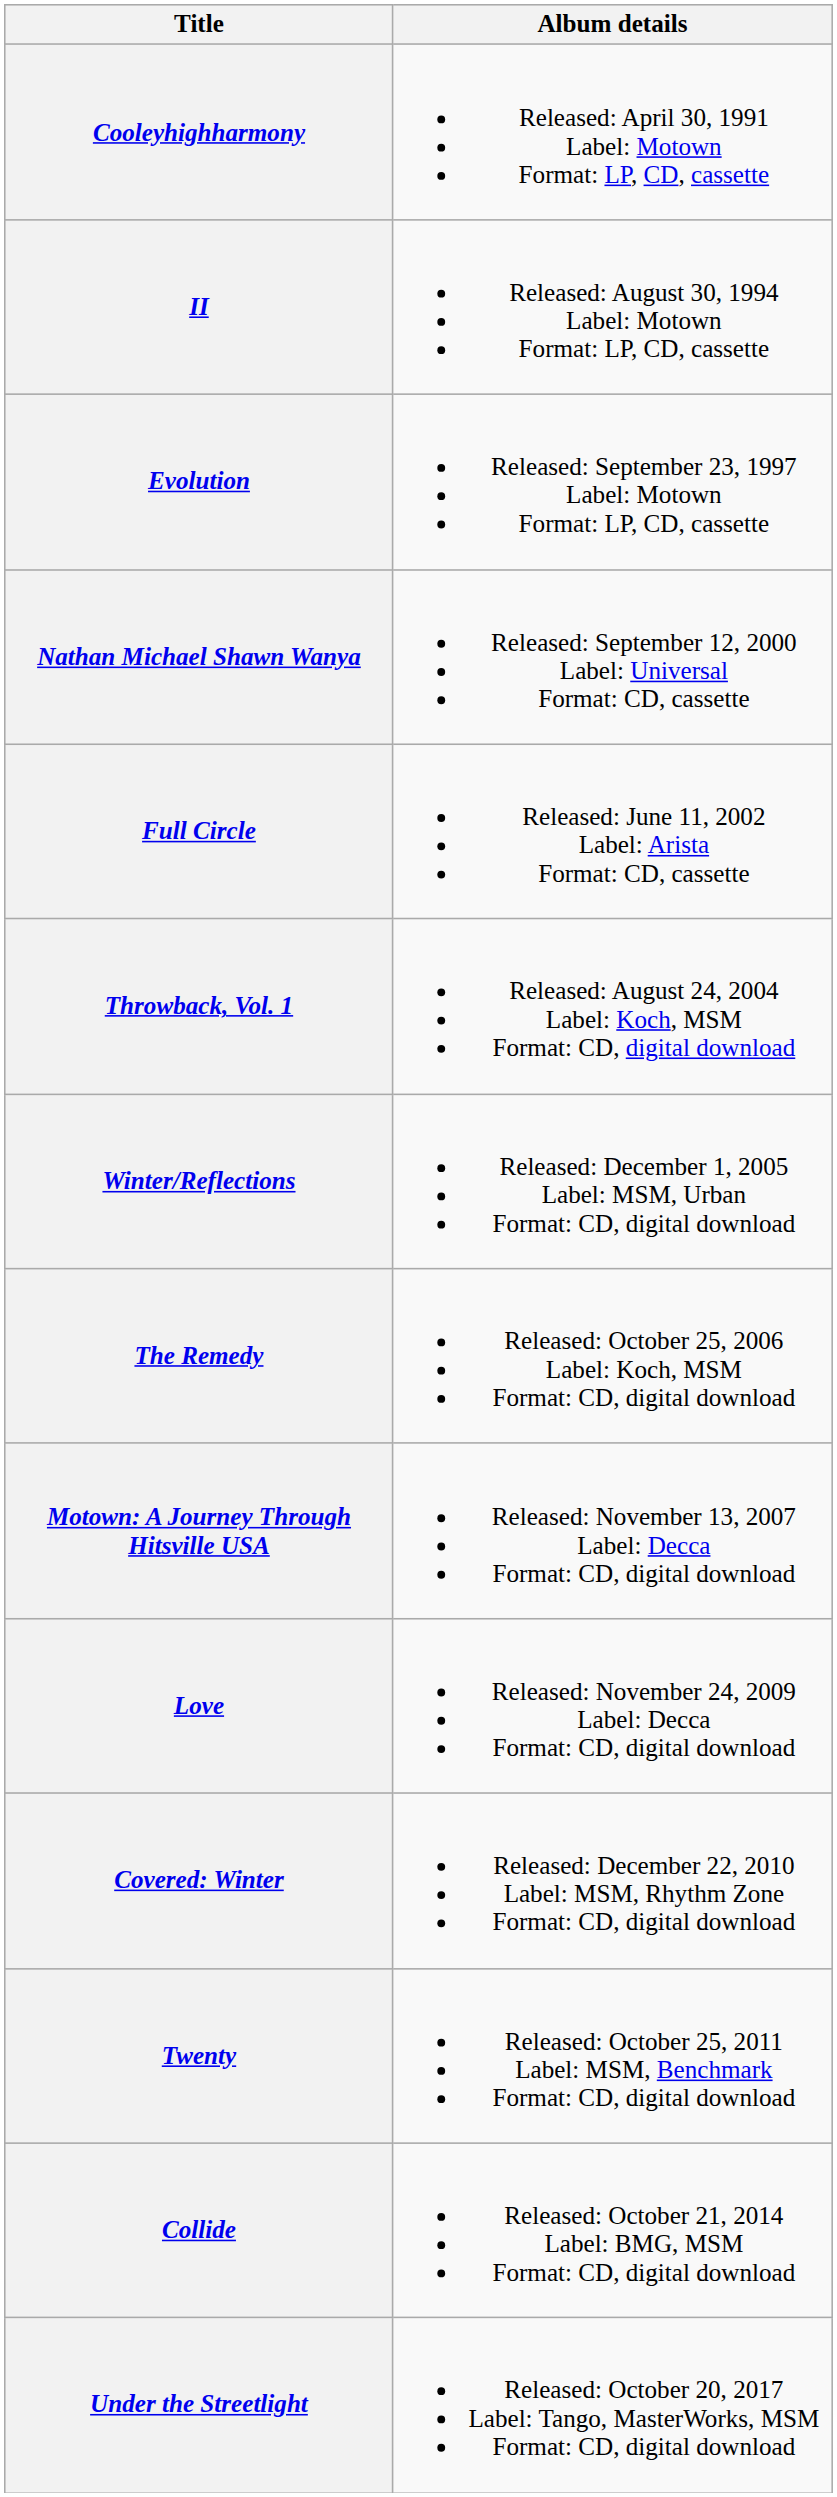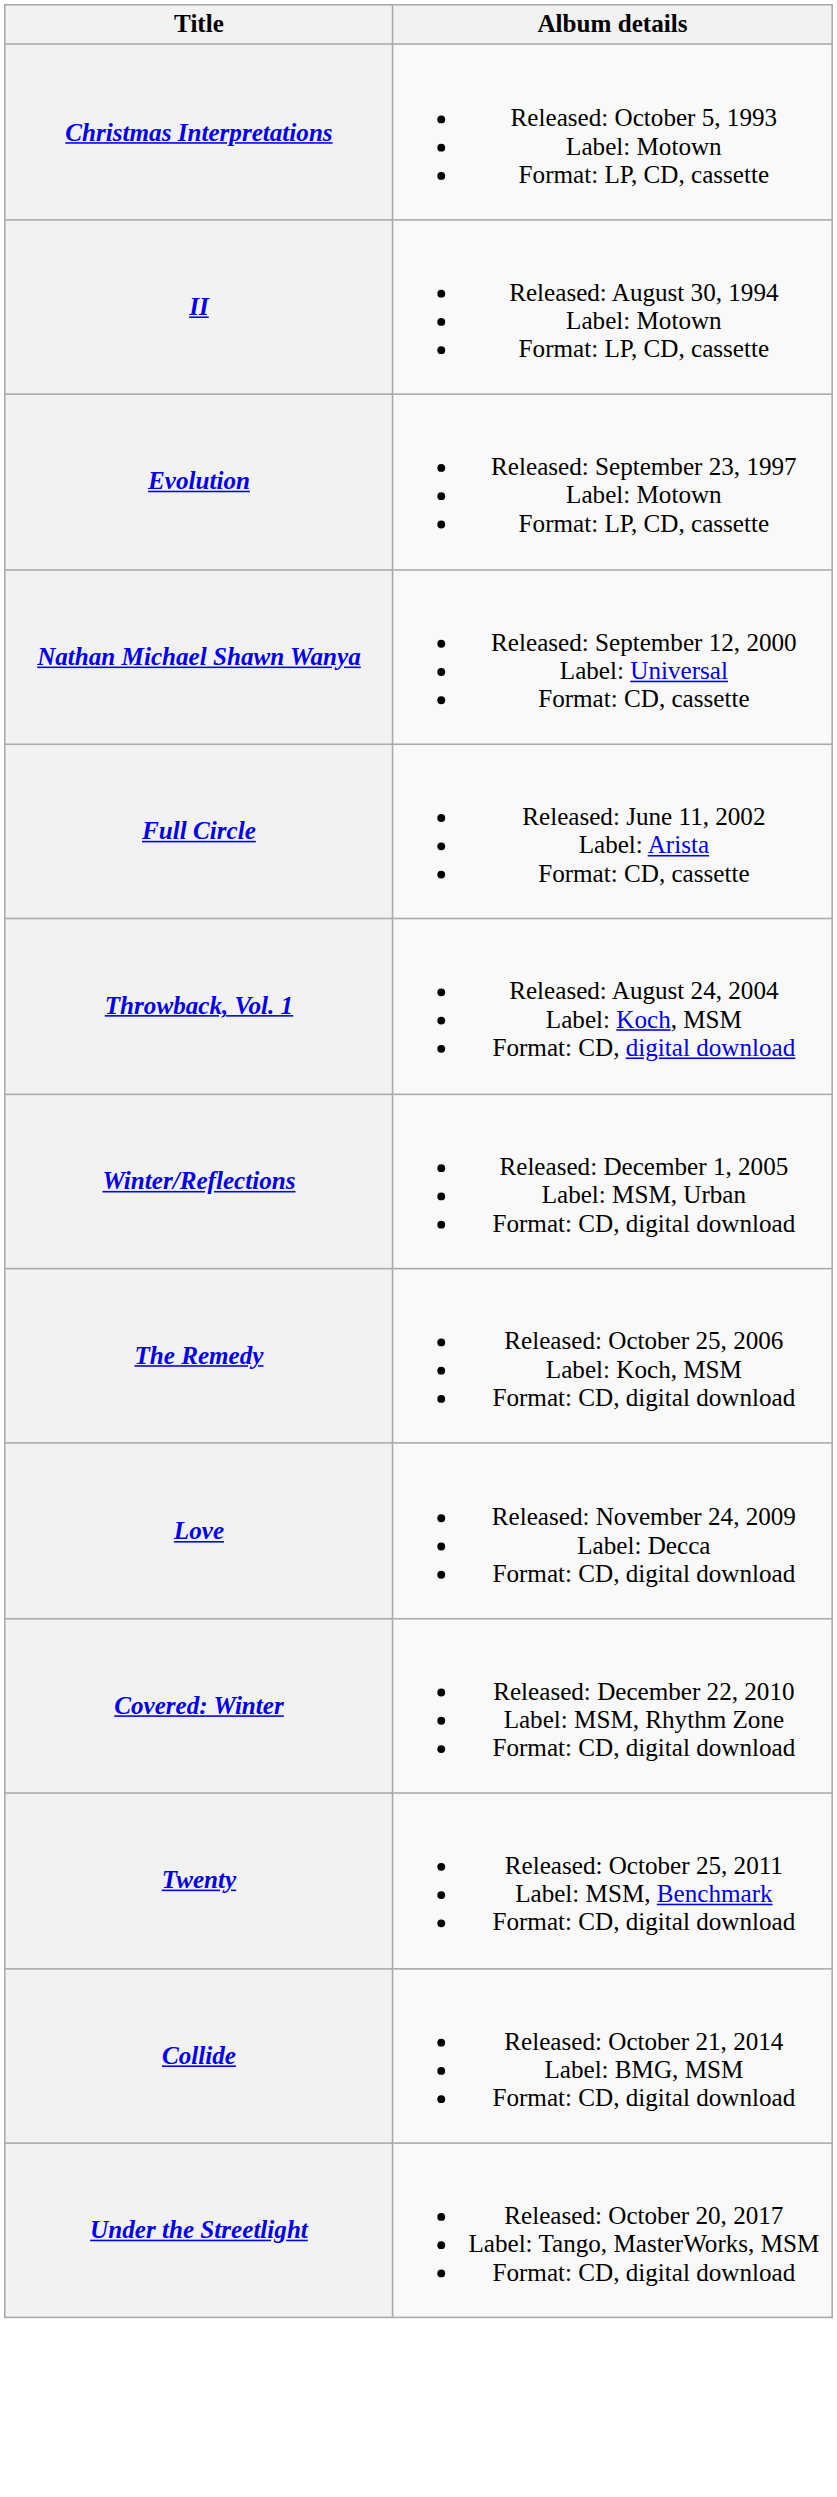- row: (199, 131)
+ row: (199, 131)
- row: (199, 1530)
